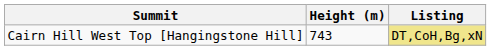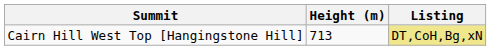(321, 35) 743 -> (321, 35) 713
